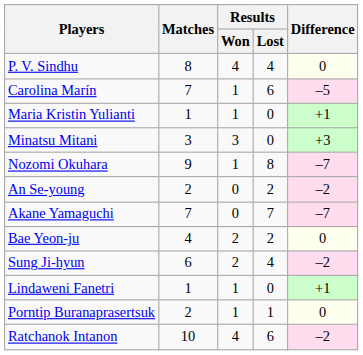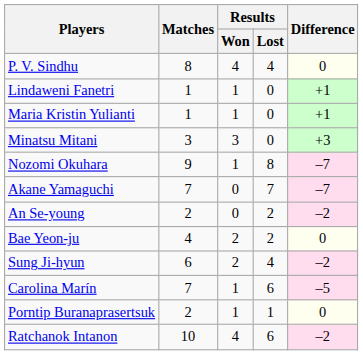rows swapped: (61, 287) <-> (52, 90)
rows swapped: (61, 213) <-> (46, 189)
